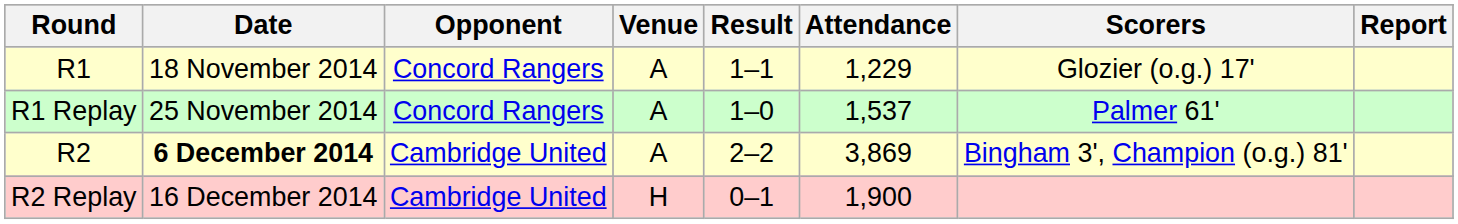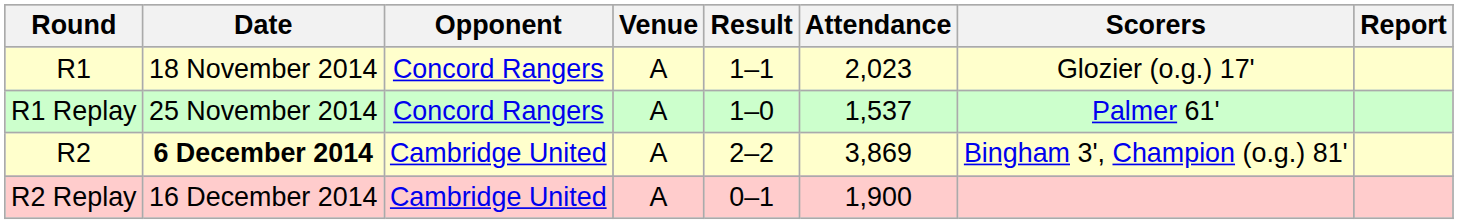(878, 68) 1,229 -> (878, 68) 2,023
(659, 196) H -> (659, 196) A
